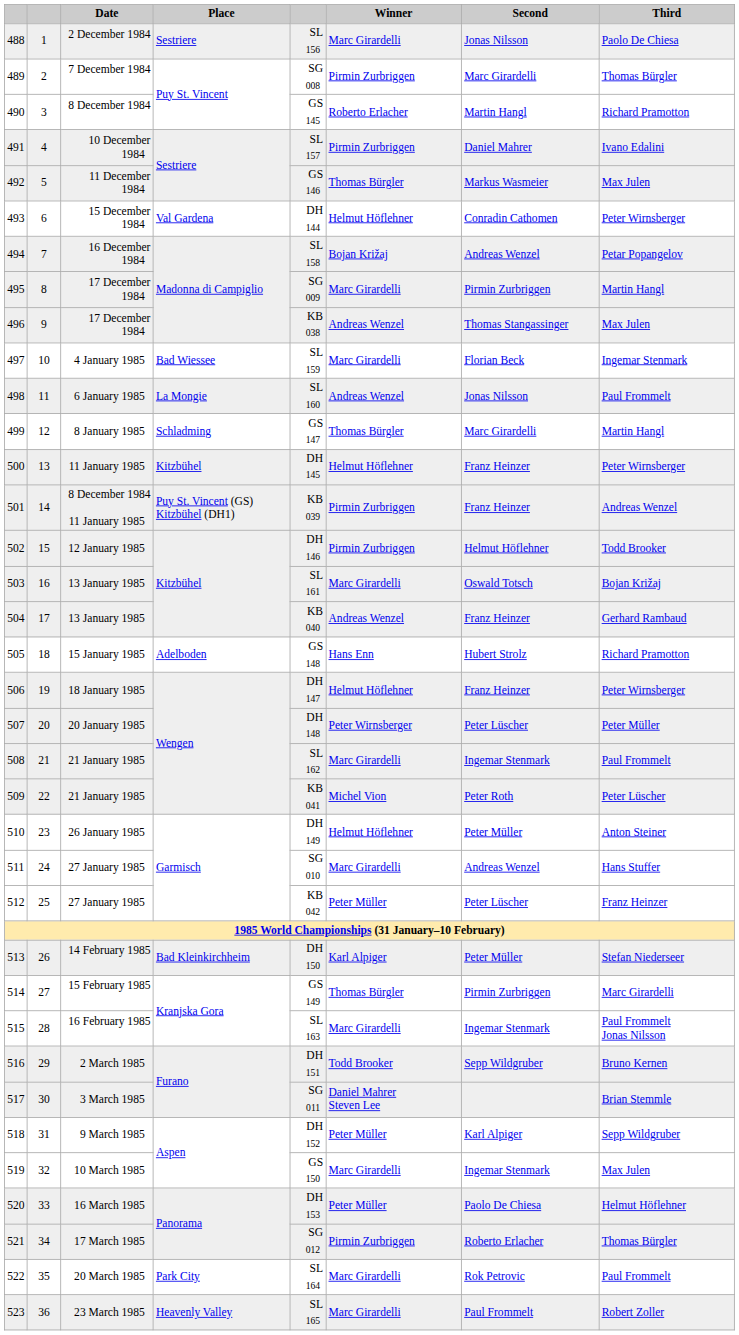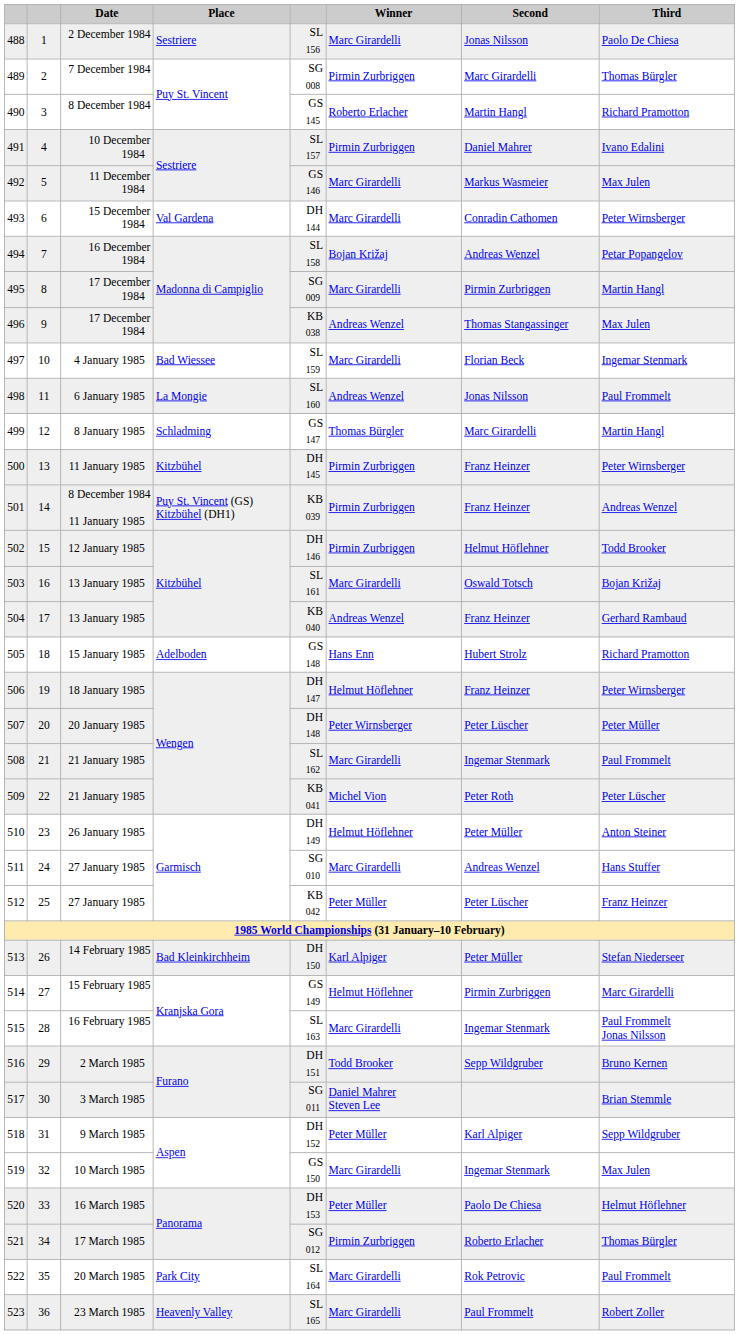(366, 182) Thomas Bürgler -> (365, 182) Marc Girardelli
(371, 218) Helmut Höflehner -> (365, 218) Marc Girardelli
(371, 466) Helmut Höflehner -> (372, 466) Pirmin Zurbriggen
(366, 992) Thomas Bürgler -> (371, 992) Helmut Höflehner
